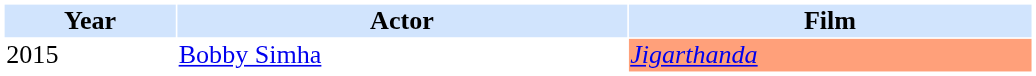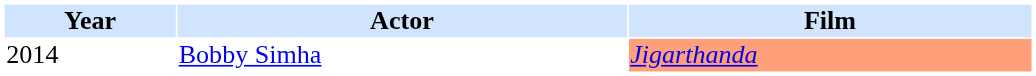(32, 54) 2015 -> (32, 54) 2014
